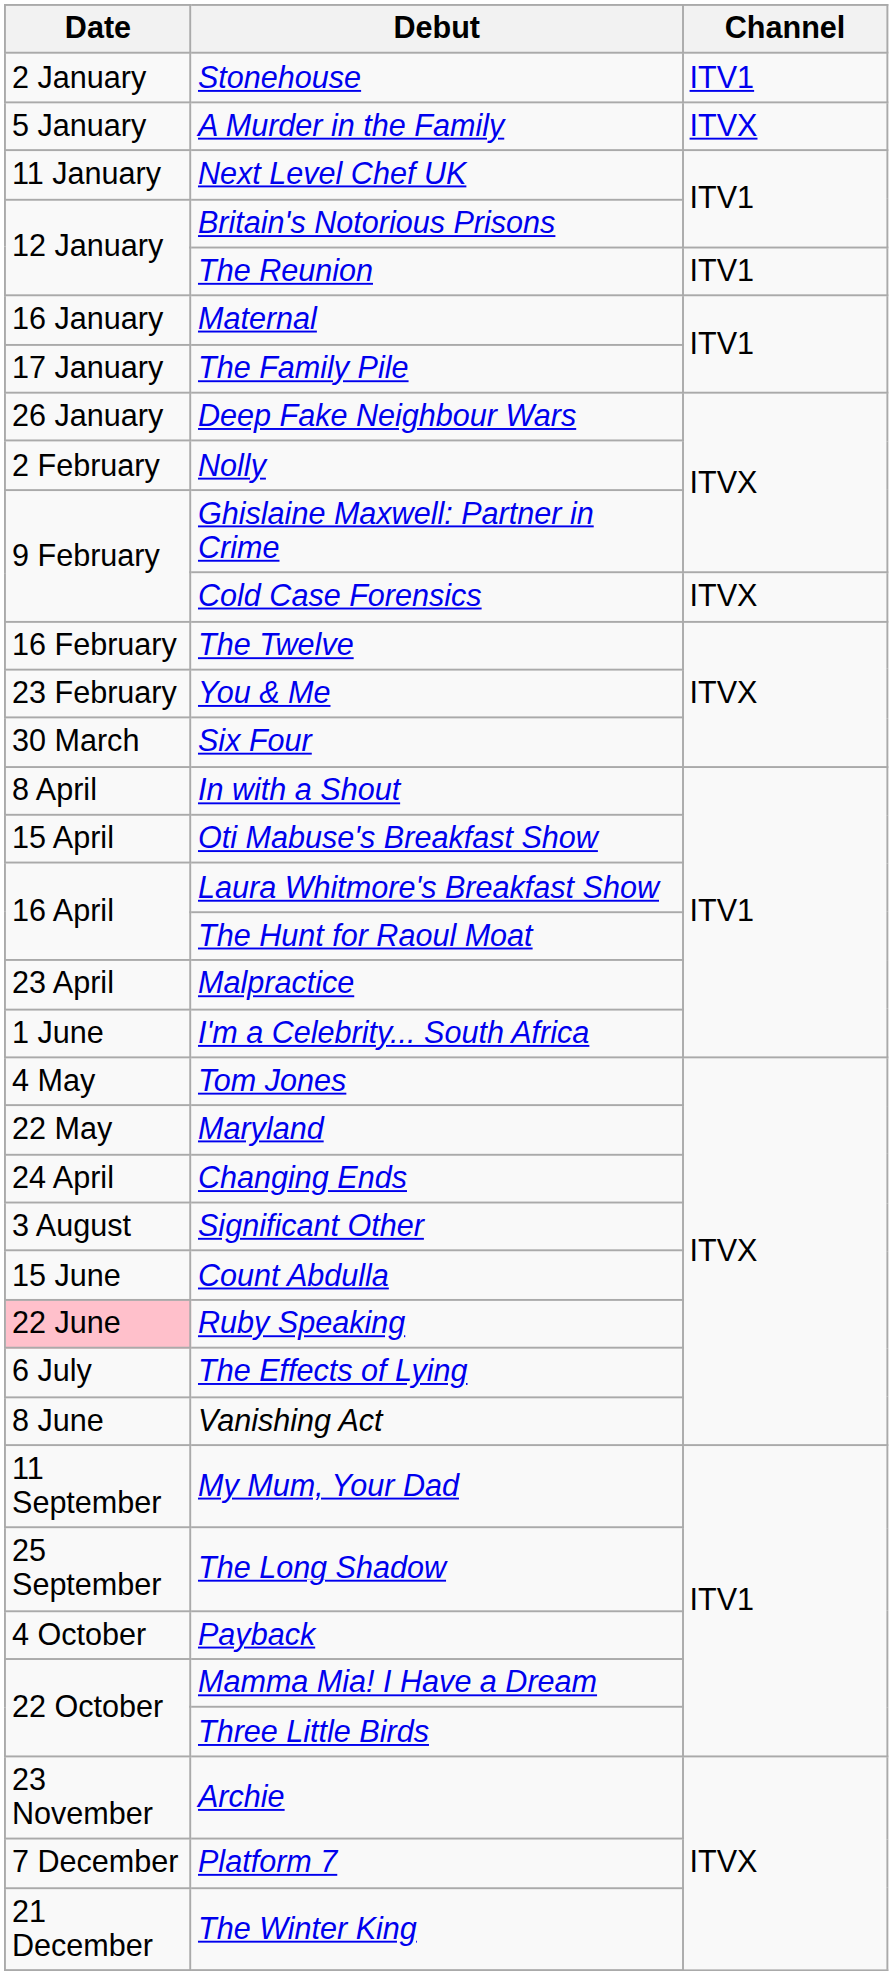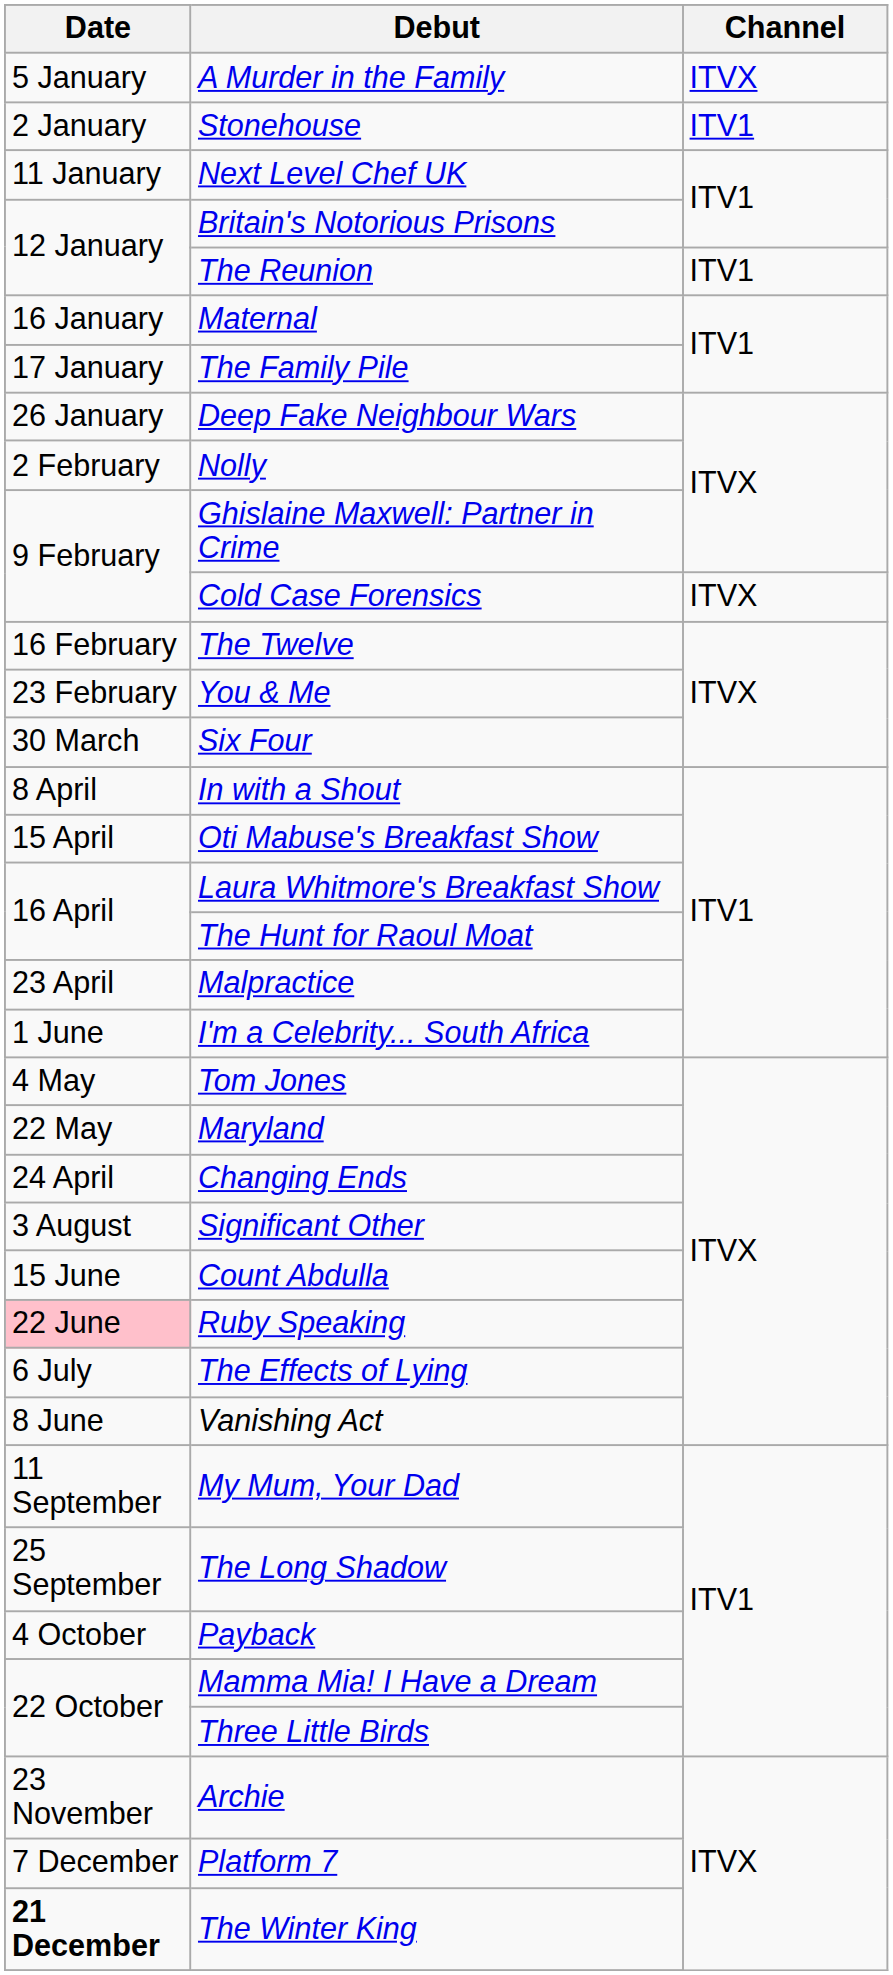rows swapped: (280, 77) <-> (351, 125)
(82, 1928) normal -> (86, 1928) bold
